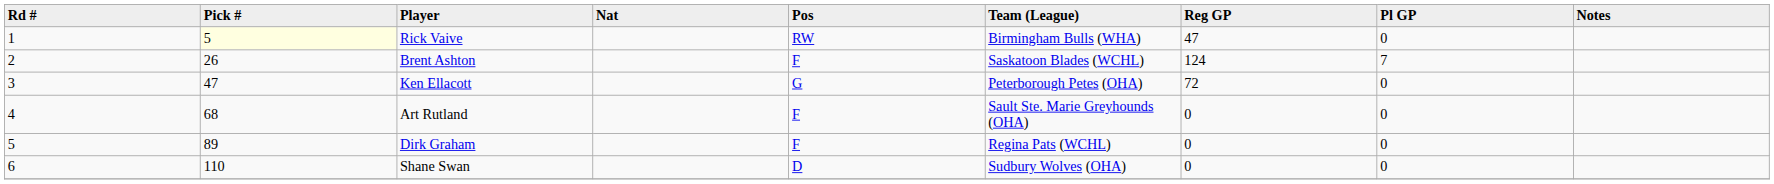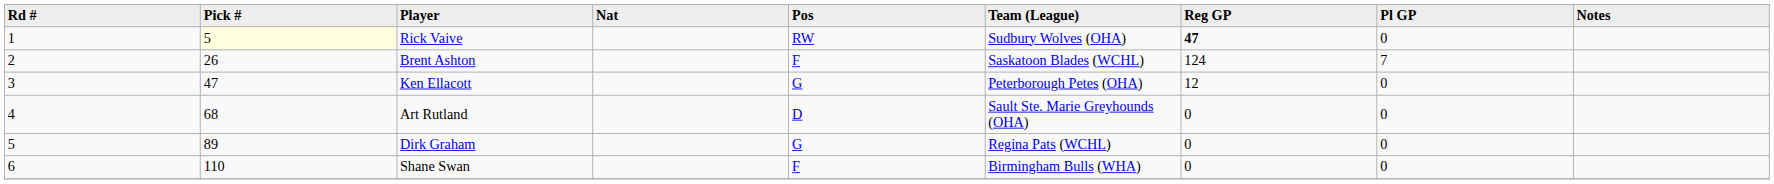(1065, 38) Birmingham Bulls (WHA) -> (1057, 38) Sudbury Wolves (OHA)
(1191, 38) normal -> (1191, 38) bold
(1191, 83) 72 -> (1191, 83) 12
(796, 114) F -> (797, 114) D
(796, 144) F -> (797, 144) G
(797, 167) D -> (796, 167) F
(1057, 167) Sudbury Wolves (OHA) -> (1065, 167) Birmingham Bulls (WHA)
